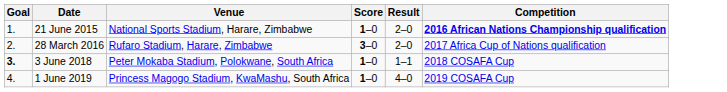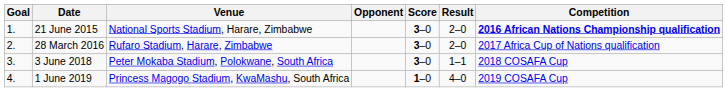+ column: (379, 12)
(369, 29) 1–0 -> (422, 29) 3–0
(11, 62) bold -> (11, 62) normal
(369, 62) 1–0 -> (422, 62) 3–0
